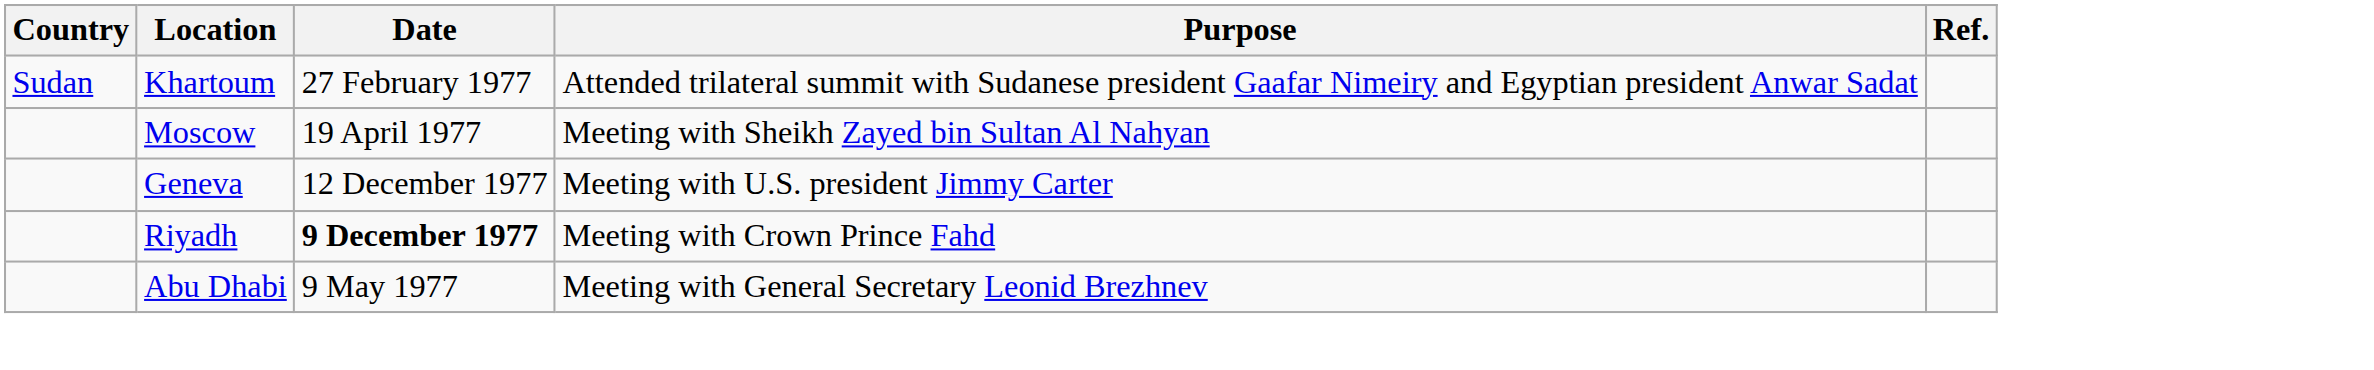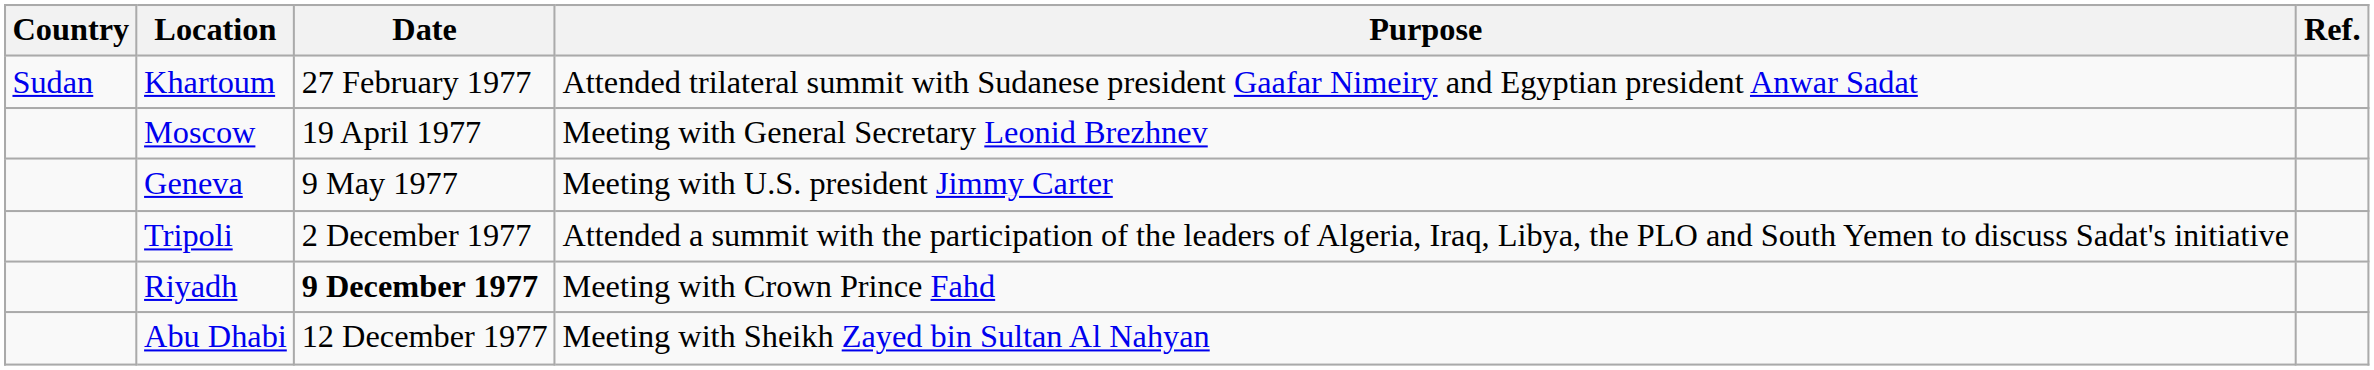(886, 132) Meeting with Sheikh Zayed bin Sultan Al Nahyan -> (885, 132) Meeting with General Secretary Leonid Brezhnev
(425, 183) 12 December 1977 -> (380, 183) 9 May 1977
+ row: (188, 235)
(380, 286) 9 May 1977 -> (425, 337) 12 December 1977
(885, 286) Meeting with General Secretary Leonid Brezhnev -> (886, 337) Meeting with Sheikh Zayed bin Sultan Al Nahyan
